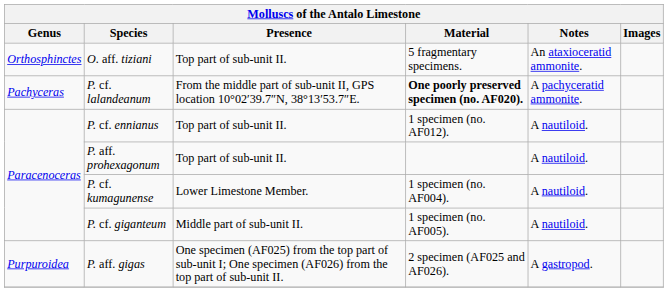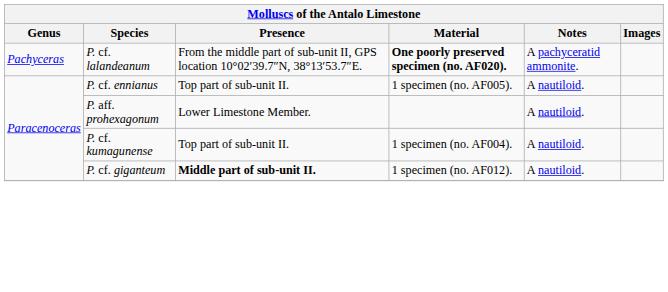- row: (119, 59)
(447, 125) 1 specimen (no. AF012). -> (452, 85) 1 specimen (no. AF005).
(231, 158) Top part of sub-unit II. -> (245, 111) Lower Limestone Member.
(242, 191) Lower Limestone Member. -> (234, 144) Top part of sub-unit II.
(239, 224) normal -> (247, 170) bold
(447, 224) 1 specimen (no. AF005). -> (452, 170) 1 specimen (no. AF012).
- row: (116, 264)
